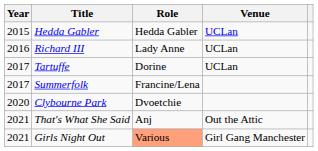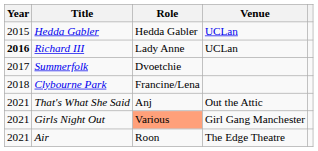(18, 48) normal -> (18, 48) bold
- row: (52, 66)
(167, 84) Francine/Lena -> (158, 66) Dvoetchie
(18, 102) 2020 -> (18, 84) 2018
(158, 102) Dvoetchie -> (167, 84) Francine/Lena
+ row: (42, 137)
